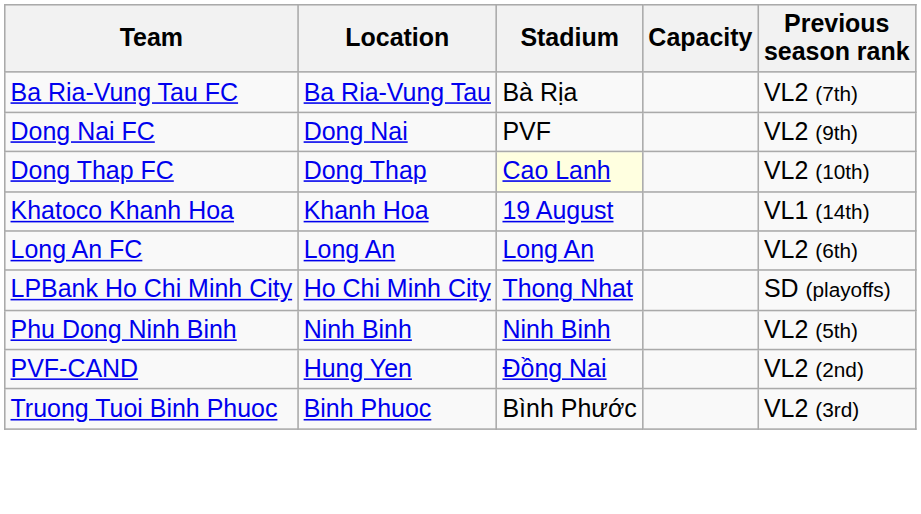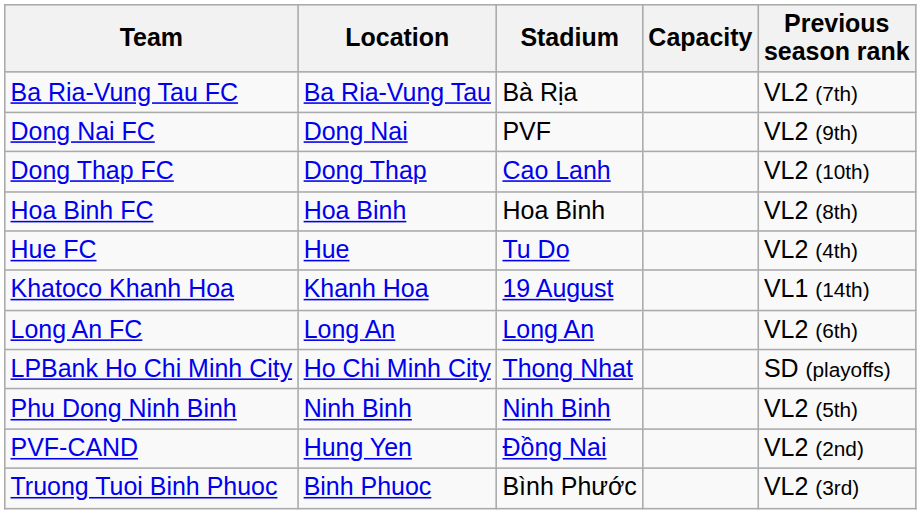(557, 171) lightyellow background -> (557, 171) no background
+ row: (82, 210)
+ row: (54, 250)
